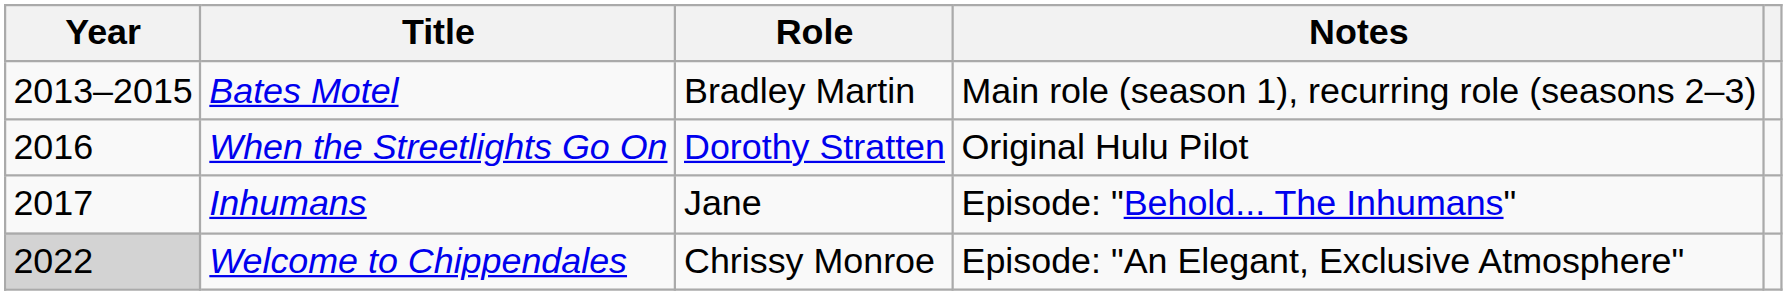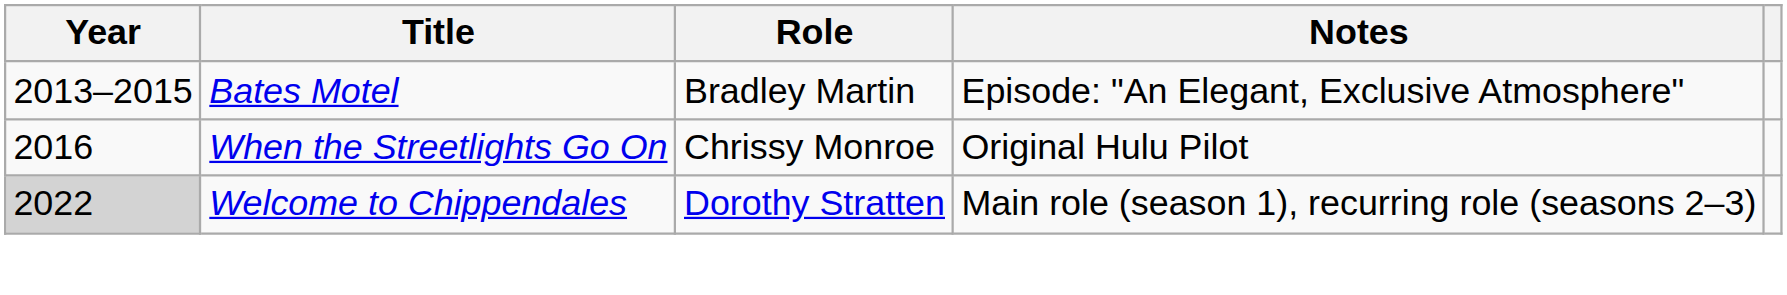(1359, 89) Main role (season 1), recurring role (seasons 2–3) -> (1323, 89) Episode: "An Elegant, Exclusive Atmosphere"
(814, 146) Dorothy Stratten -> (809, 146) Chrissy Monroe
- row: (288, 203)
(809, 260) Chrissy Monroe -> (814, 203) Dorothy Stratten
(1323, 260) Episode: "An Elegant, Exclusive Atmosphere" -> (1359, 203) Main role (season 1), recurring role (seasons 2–3)
